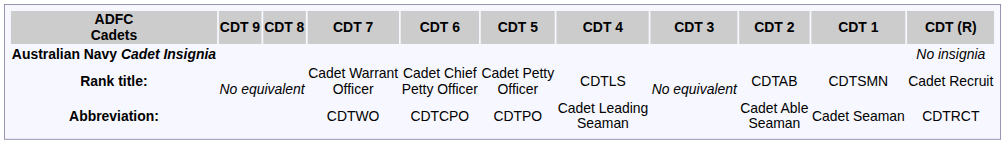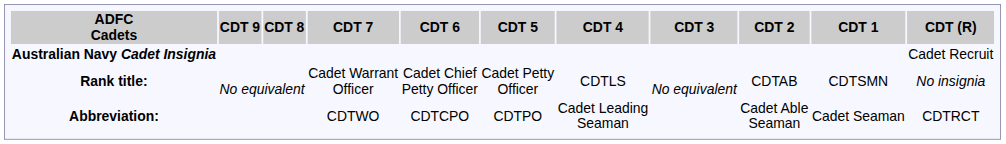(951, 54) No insignia -> (951, 54) Cadet Recruit
(951, 81) Cadet Recruit -> (951, 81) No insignia
